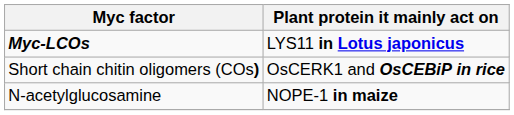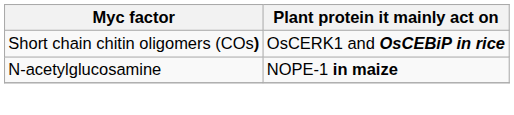- row: (49, 43)
